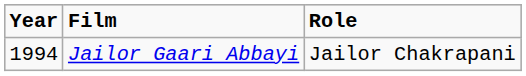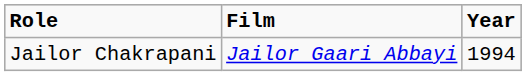columns swapped: (34, 21) <-> (333, 21)
